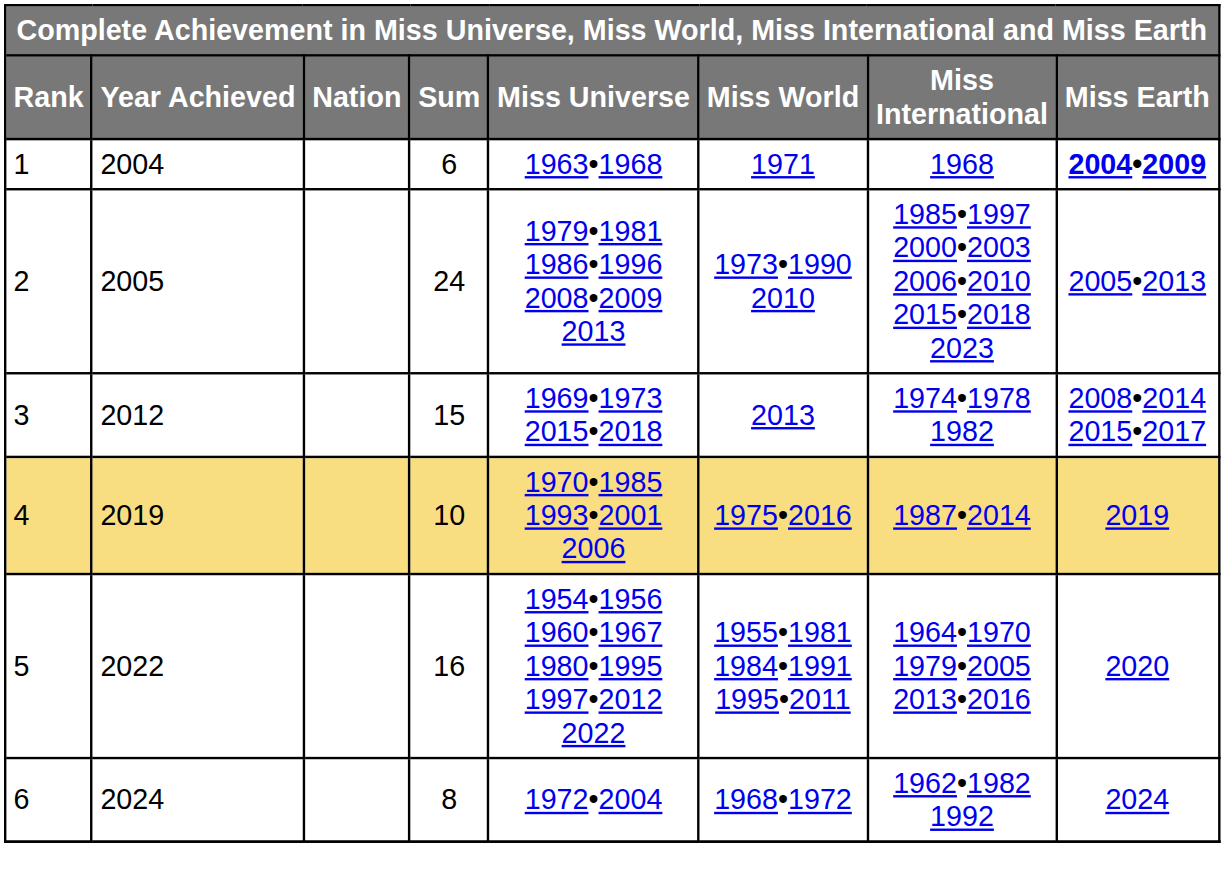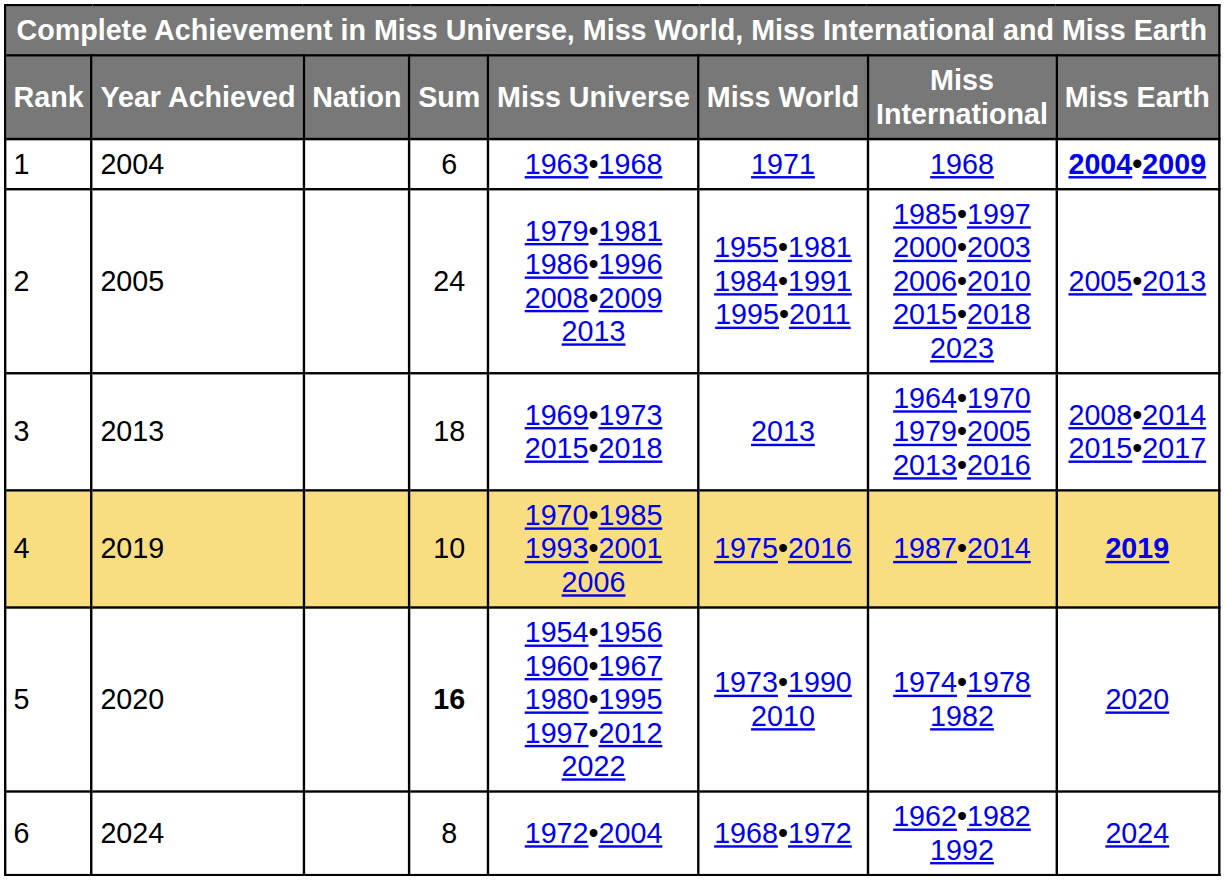(783, 281) 1973•1990 2010 -> (783, 281) 1955•1981 1984•1991 1995•2011
(132, 415) 2012 -> (132, 432) 2013
(449, 415) 15 -> (449, 432) 18
(962, 415) 1974•1978 1982 -> (962, 432) 1964•1970 1979•2005 2013•2016
(1137, 515) normal -> (1137, 549) bold
(132, 666) 2022 -> (132, 699) 2020
(449, 666) normal -> (449, 699) bold
(783, 666) 1955•1981 1984•1991 1995•2011 -> (783, 699) 1973•1990 2010
(962, 666) 1964•1970 1979•2005 2013•2016 -> (962, 699) 1974•1978 1982
